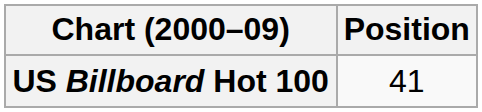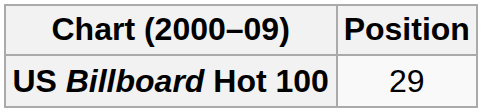(407, 80) 41 -> (407, 80) 29
